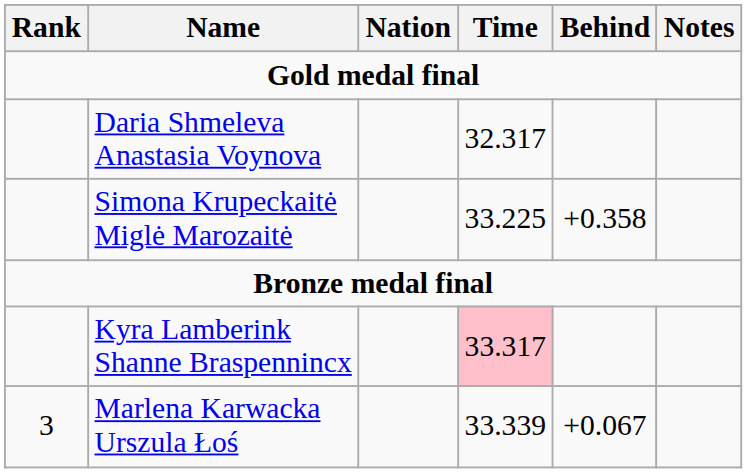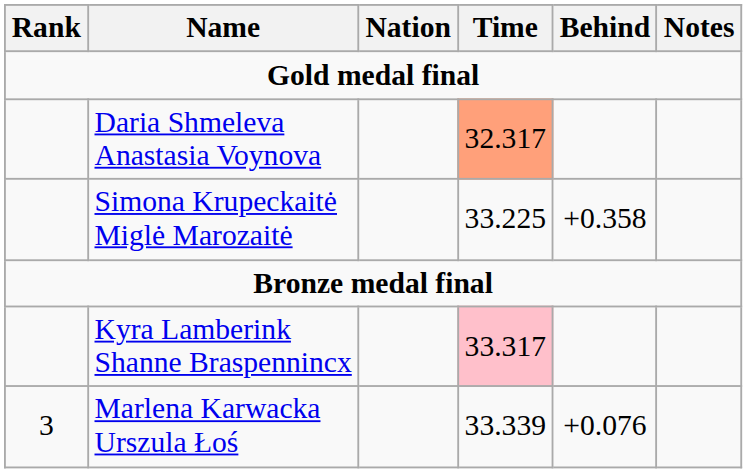(505, 138) no background -> (505, 138) lightsalmon background
(605, 426) +0.067 -> (605, 426) +0.076
